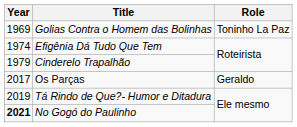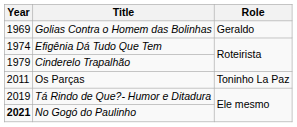(253, 29) Toninho La Paz -> (235, 29) Geraldo
(19, 79) 2017 -> (18, 79) 2011
(235, 79) Geraldo -> (253, 79) Toninho La Paz
